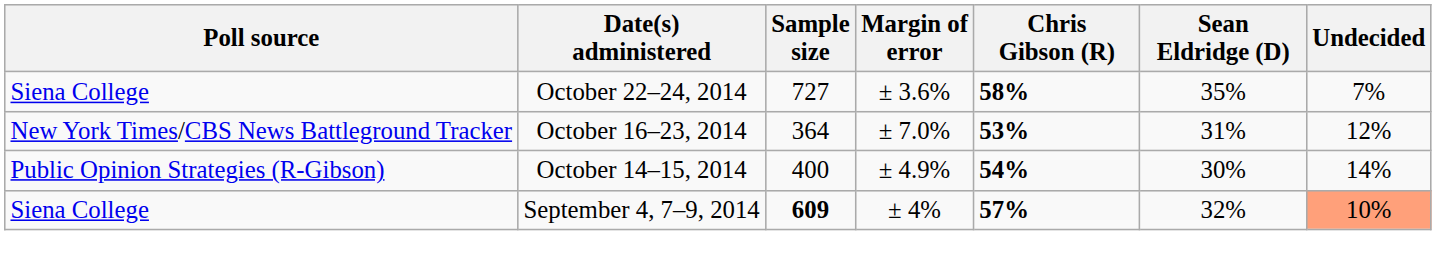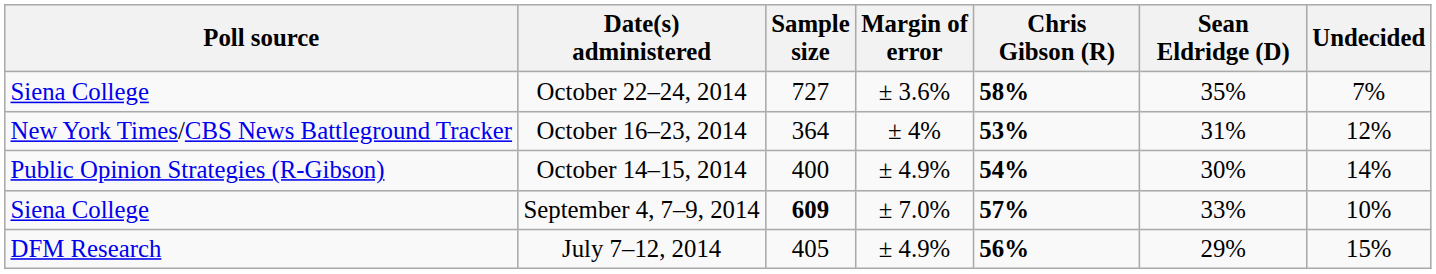(915, 130) ± 7.0% -> (915, 130) ± 4%
(915, 209) ± 4% -> (915, 209) ± 7.0%
(1223, 209) 32% -> (1223, 209) 33%
(1369, 209) lightsalmon background -> (1369, 209) no background
+ row: (642, 248)
